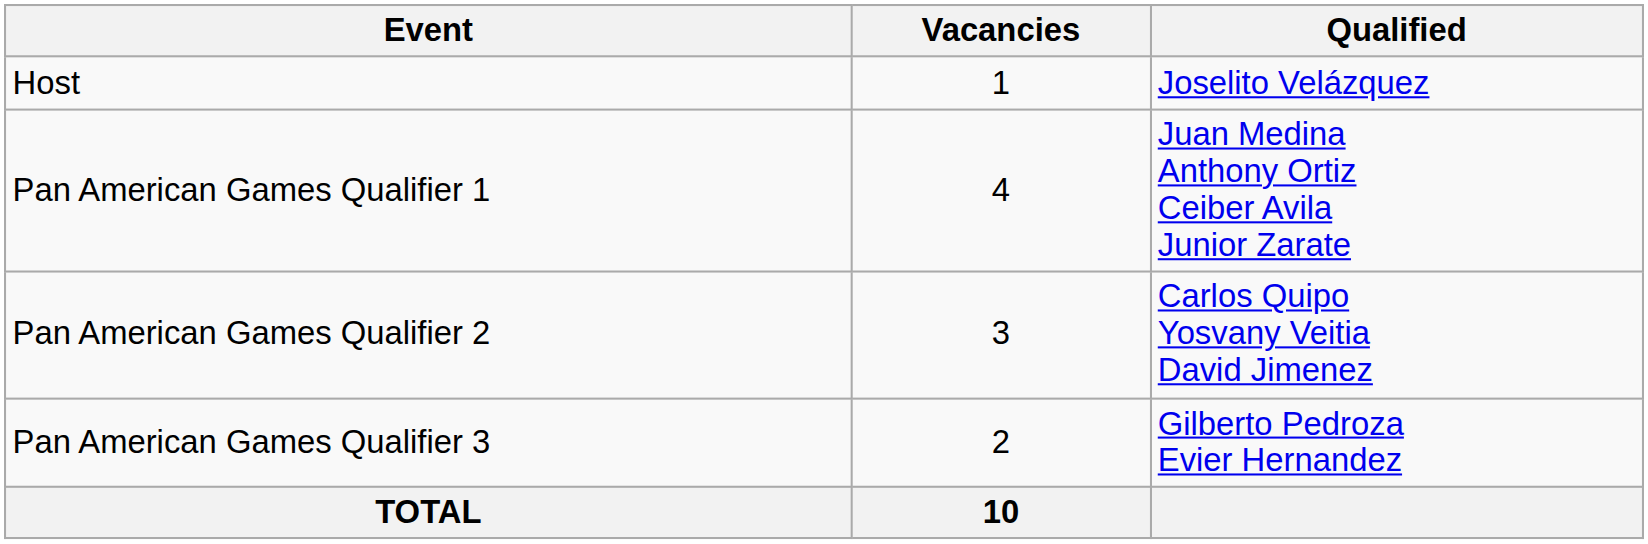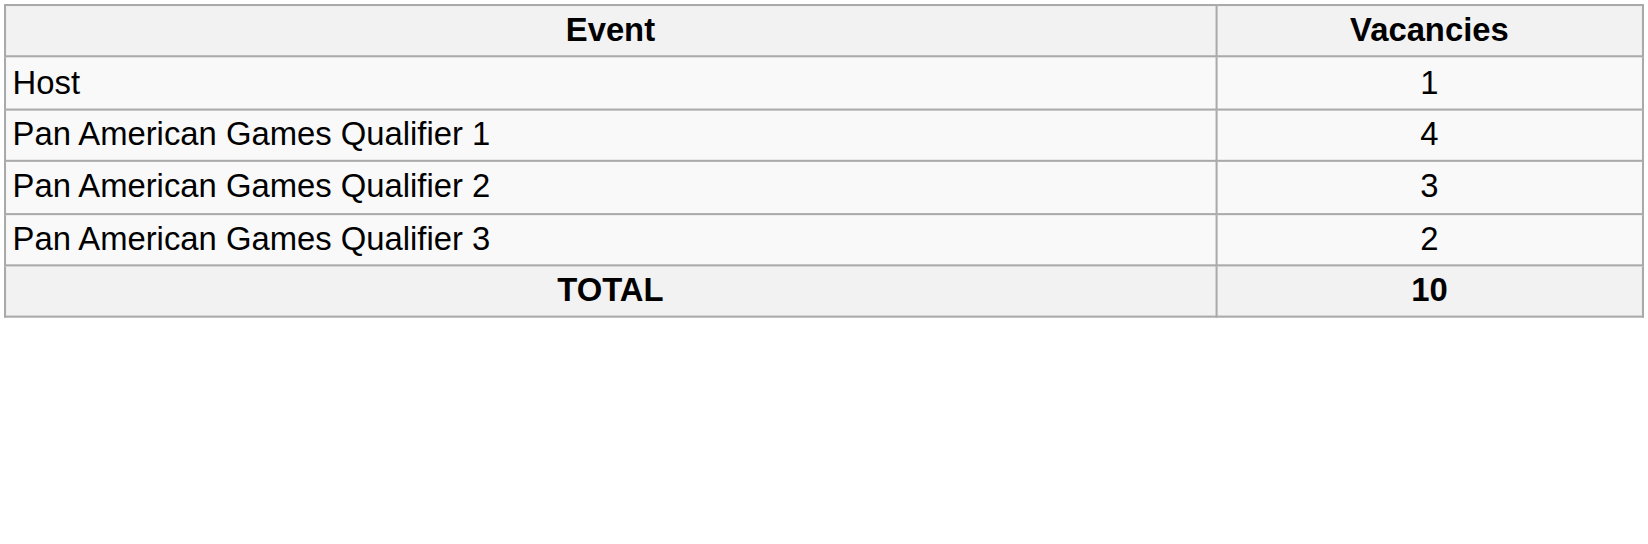- column: (1397, 30)
